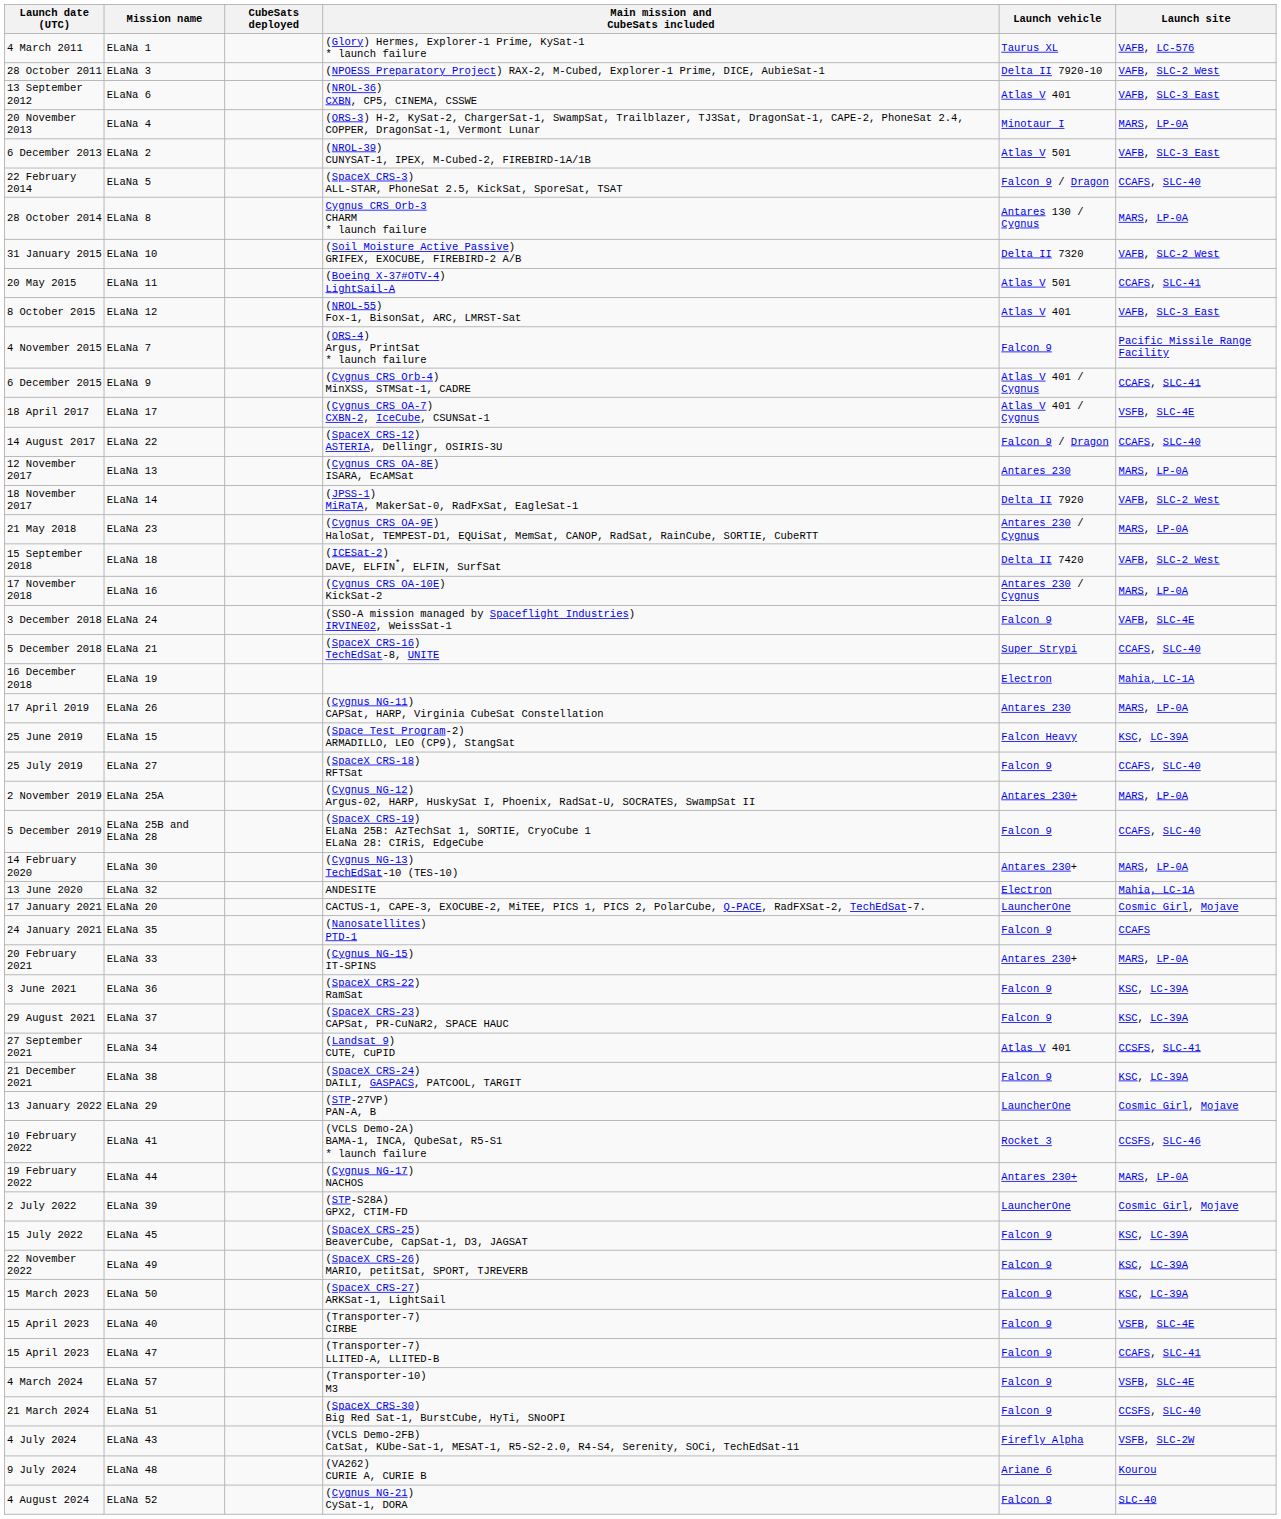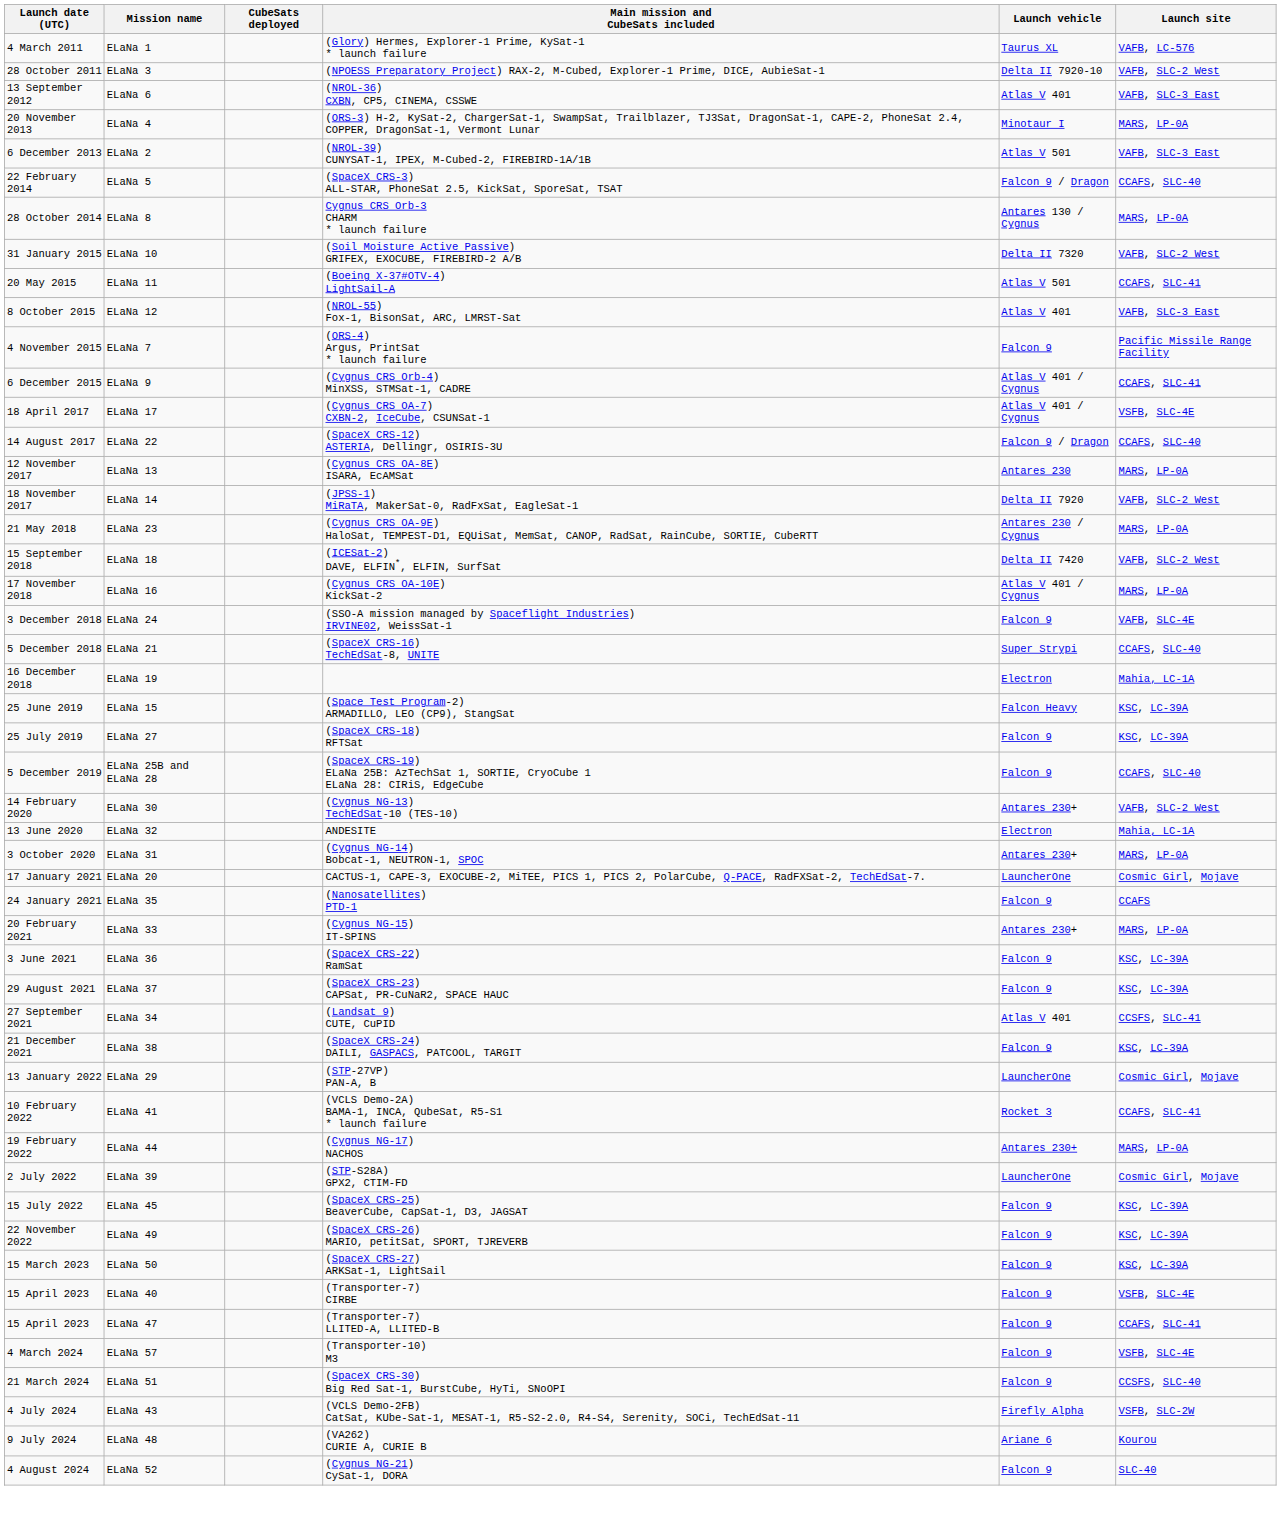(1042, 591) Antares 230 / Cygnus -> (1042, 591) Atlas V 401 / Cygnus
- row: (132, 708)
(1160, 767) CCAFS, SLC-40 -> (1153, 737) KSC, LC-39A
- row: (135, 796)
(1153, 867) MARS, LP-0A -> (1169, 808) VAFB, SLC-2 West
+ row: (132, 855)
(1160, 1142) CCSFS, SLC-46 -> (1160, 1112) CCAFS, SLC-41
